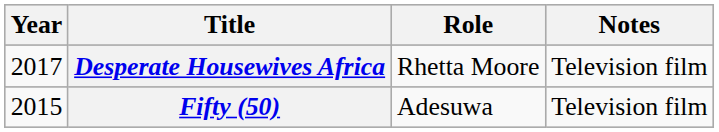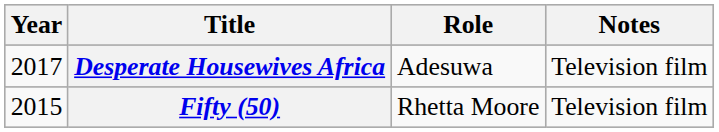(468, 65) Rhetta Moore -> (445, 65) Adesuwa
(445, 106) Adesuwa -> (468, 106) Rhetta Moore
